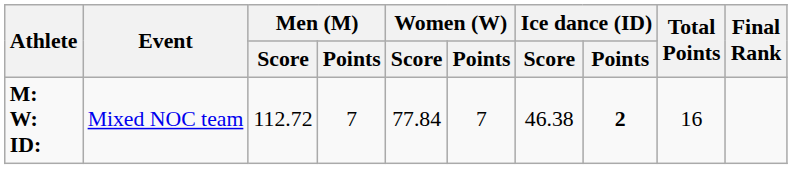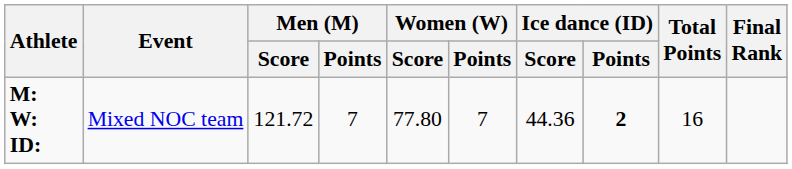(283, 120) 112.72 -> (283, 120) 121.72
(417, 120) 77.84 -> (417, 120) 77.80
(549, 120) 46.38 -> (550, 120) 44.36
